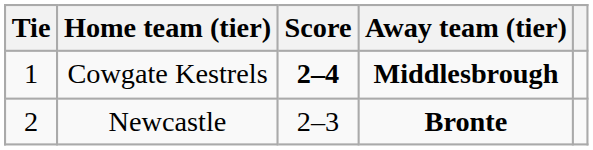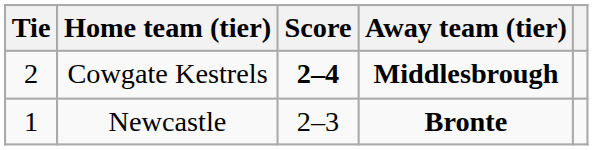(31, 74) 1 -> (31, 74) 2
(31, 120) 2 -> (31, 120) 1
